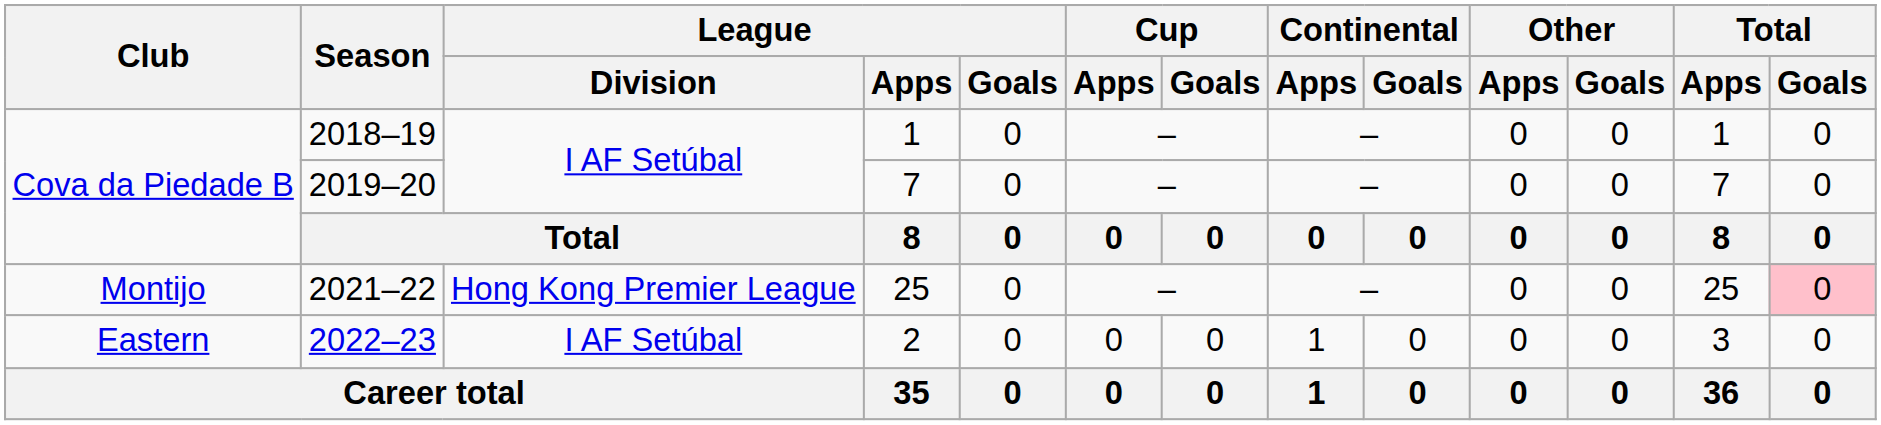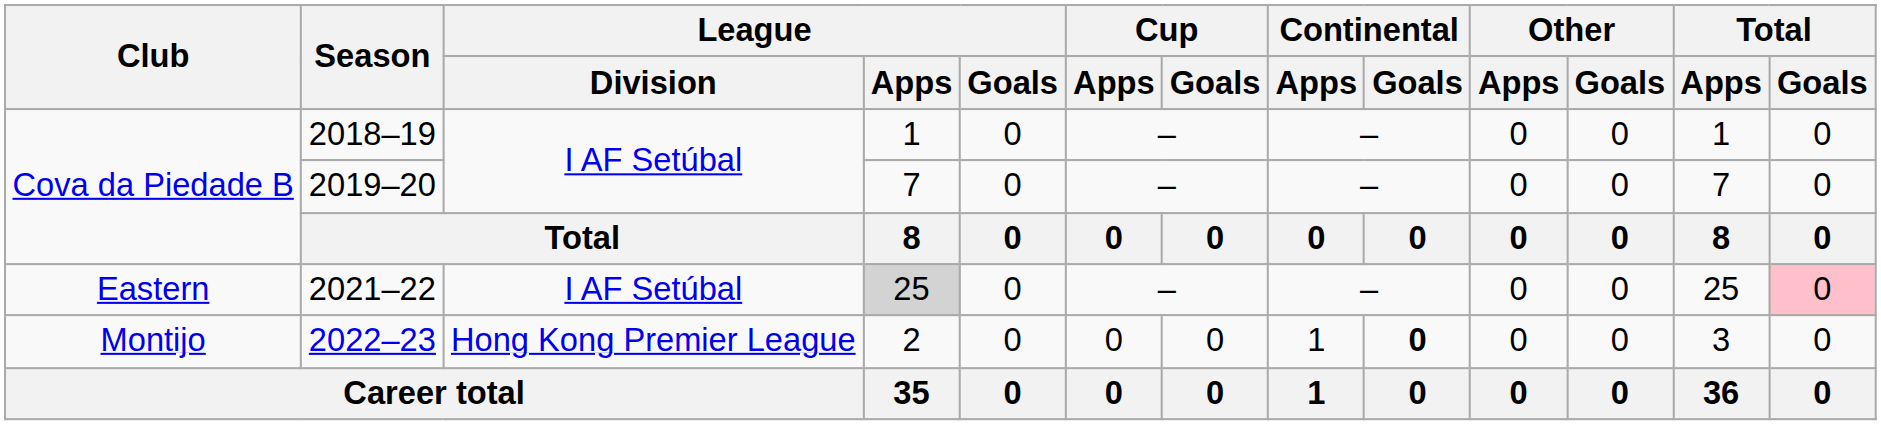(153, 289) Montijo -> (153, 289) Eastern
(653, 289) Hong Kong Premier League -> (653, 289) I AF Setúbal
(911, 289) no background -> (911, 289) lightgrey background
(153, 340) Eastern -> (153, 340) Montijo
(653, 340) I AF Setúbal -> (653, 340) Hong Kong Premier League
(1417, 340) normal -> (1417, 340) bold
